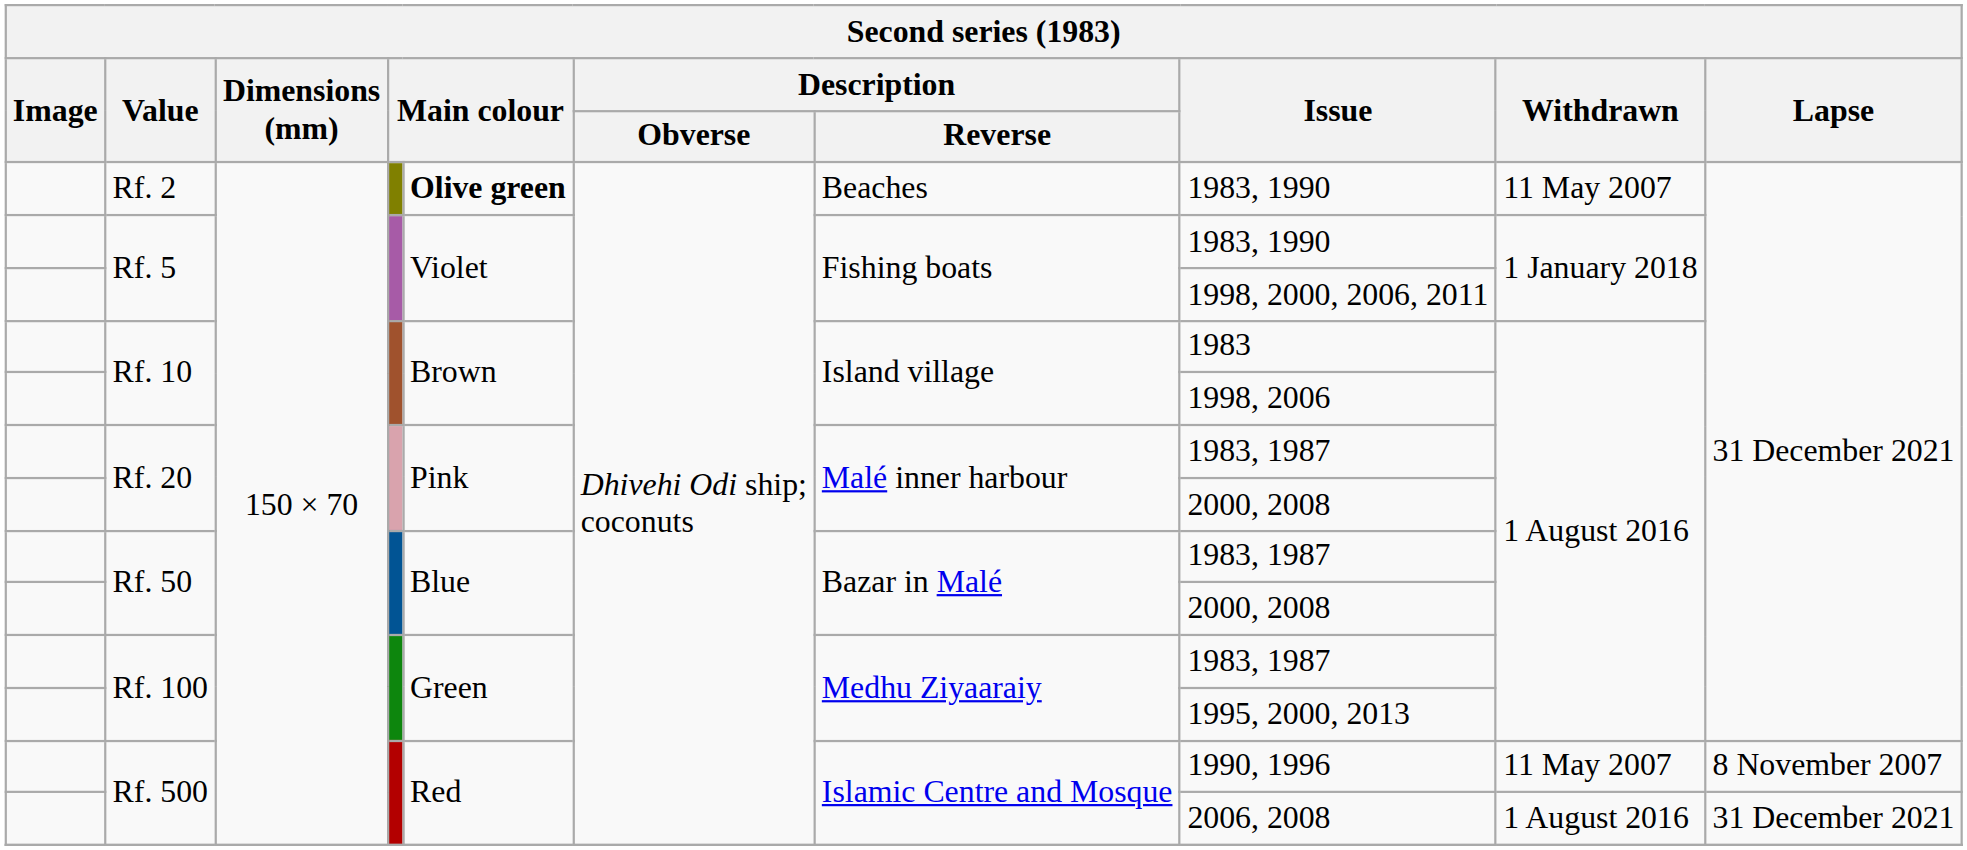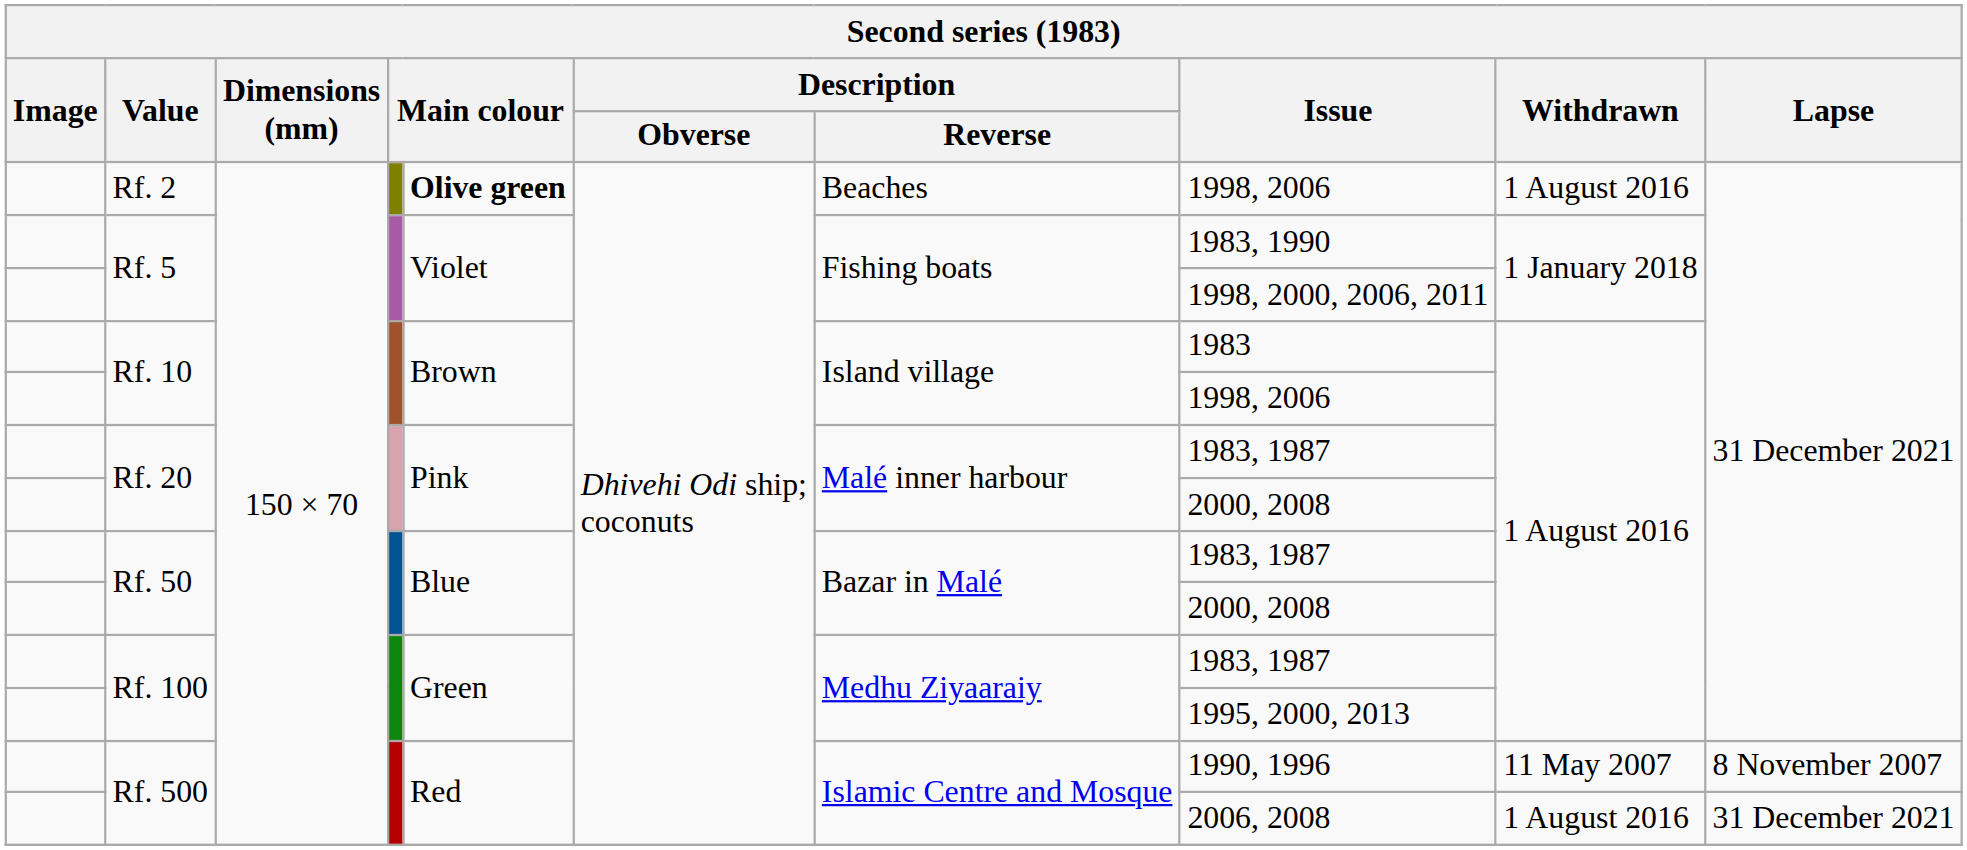(1259, 188) 1983, 1990 -> (1259, 188) 1998, 2006
(1587, 188) 11 May 2007 -> (1596, 188) 1 August 2016
